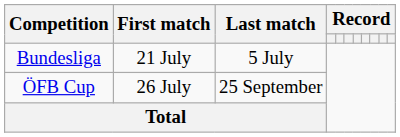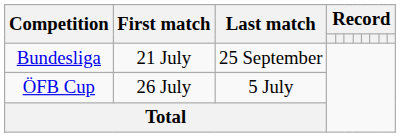(271, 57) 5 July -> (271, 57) 25 September
(271, 87) 25 September -> (271, 87) 5 July
